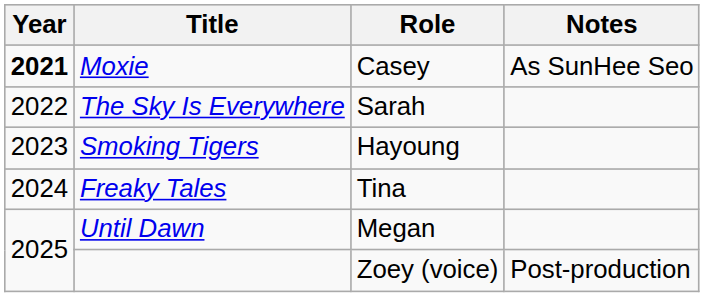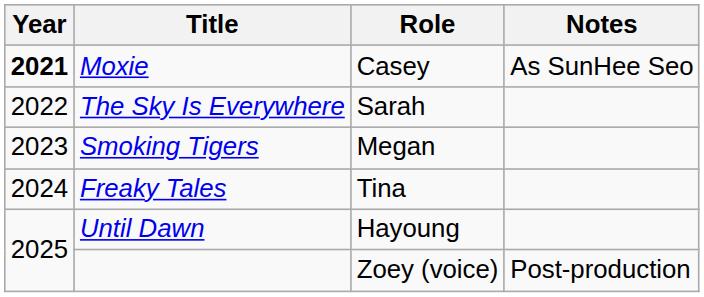(408, 147) Hayoung -> (396, 147) Megan
(396, 229) Megan -> (408, 229) Hayoung
